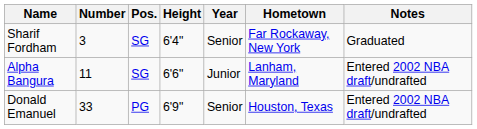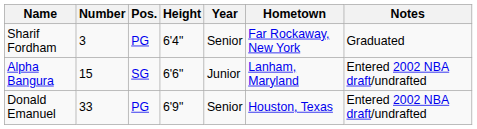(140, 40) SG -> (140, 40) PG
(85, 74) 11 -> (86, 74) 15
